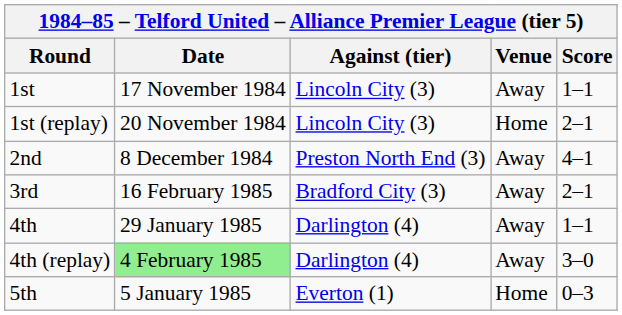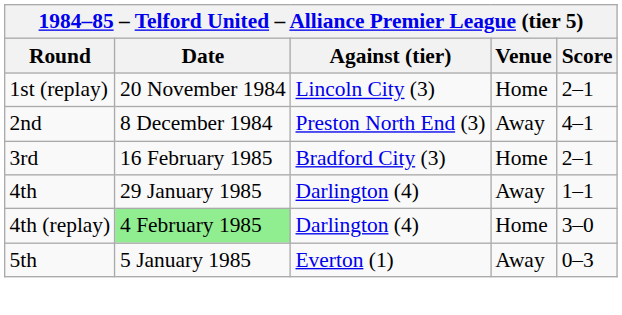- row: (22, 89)
(520, 191) Away -> (522, 157) Home
(520, 259) Away -> (522, 225) Home
(522, 293) Home -> (520, 259) Away
